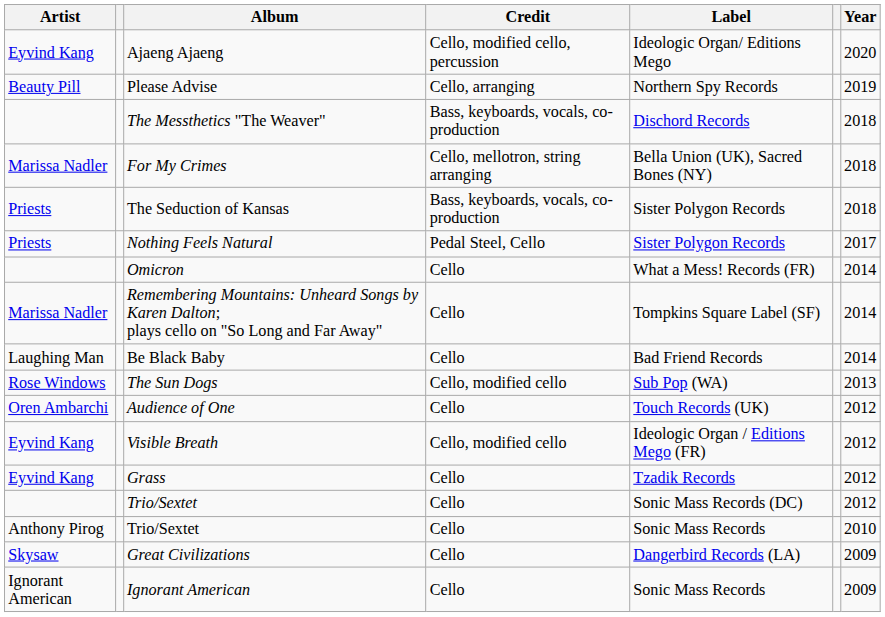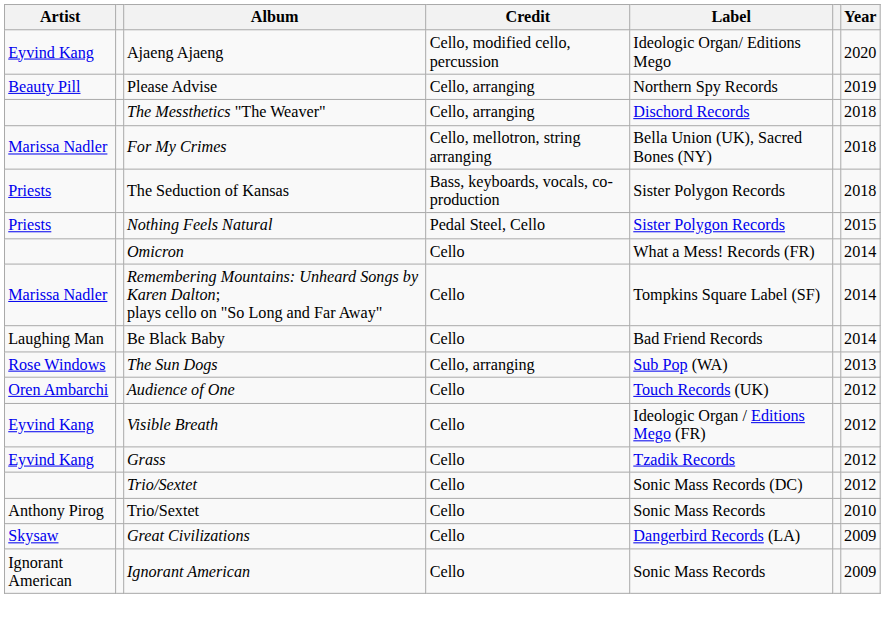(521, 121) Bass, keyboards, vocals, co-production -> (482, 112) Cello, arranging
(860, 243) 2017 -> (860, 225) 2015
(498, 382) Cello, modified cello -> (482, 364) Cello, arranging
(498, 443) Cello, modified cello -> (447, 424) Cello
